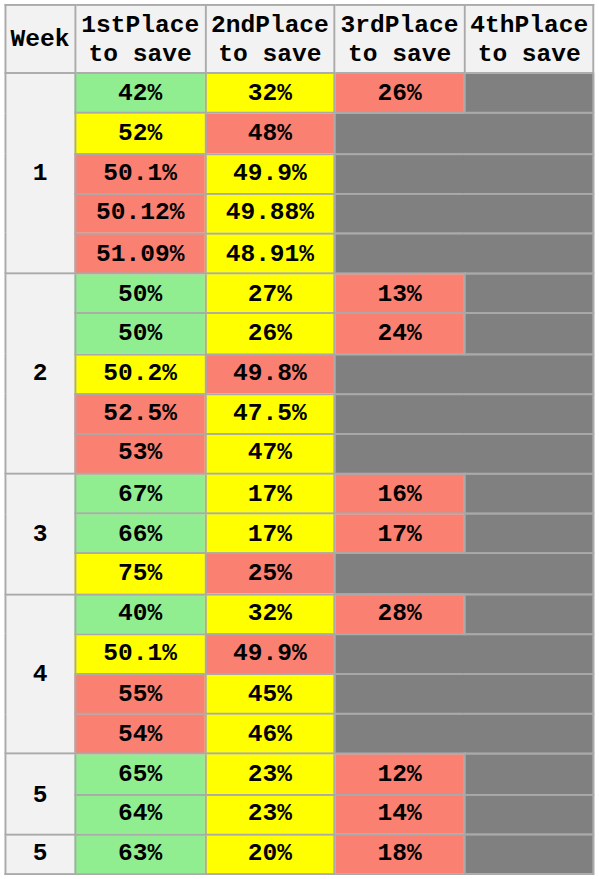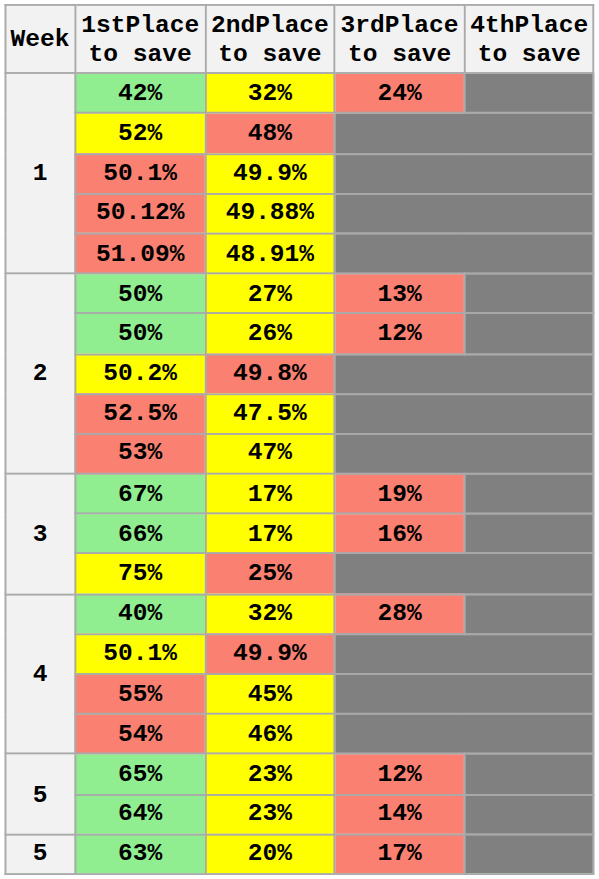(400, 93) 26% -> (400, 93) 24%
(400, 334) 24% -> (400, 334) 12%
(400, 494) 16% -> (400, 494) 19%
(400, 534) 17% -> (400, 534) 16%
(400, 854) 18% -> (400, 854) 17%
